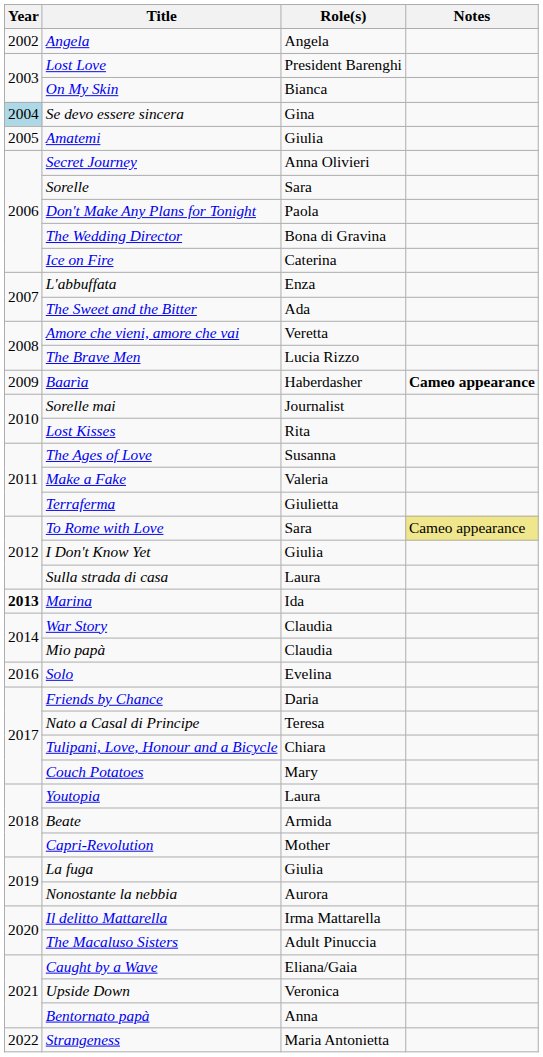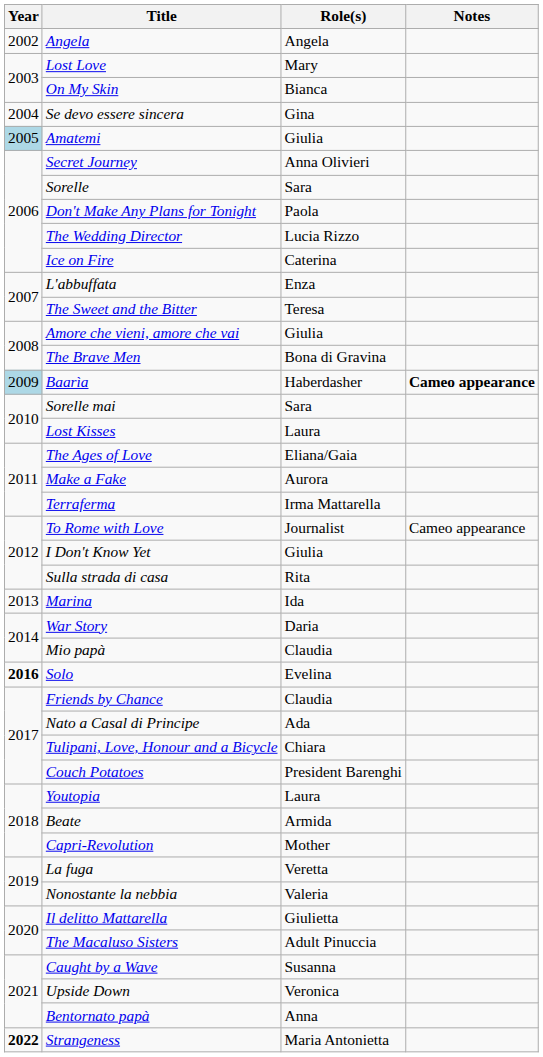(343, 65) President Barenghi -> (301, 65) Mary
(23, 114) lightblue background -> (23, 114) no background
(23, 138) no background -> (23, 138) lightblue background
(335, 235) Bona di Gravina -> (322, 235) Lucia Rizzo
(297, 308) Ada -> (304, 308) Teresa
(306, 333) Veretta -> (304, 333) Giulia
(322, 357) Lucia Rizzo -> (335, 357) Bona di Gravina
(23, 382) no background -> (23, 382) lightblue background
(314, 406) Journalist -> (298, 406) Sara
(297, 430) Rita -> (302, 430) Laura
(310, 455) Susanna -> (321, 455) Eliana/Gaia
(306, 479) Valeria -> (306, 479) Aurora
(311, 503) Giulietta -> (333, 503) Irma Mattarella
(298, 528) Sara -> (314, 528) Journalist
(467, 528) khaki background -> (467, 528) no background
(302, 576) Laura -> (297, 576) Rita
(23, 601) bold -> (23, 601) normal
(308, 625) Claudia -> (302, 625) Daria
(23, 674) normal -> (23, 674) bold
(302, 698) Daria -> (308, 698) Claudia
(304, 723) Teresa -> (297, 723) Ada
(301, 771) Mary -> (343, 771) President Barenghi
(304, 869) Giulia -> (306, 869) Veretta
(306, 893) Aurora -> (306, 893) Valeria
(333, 917) Irma Mattarella -> (311, 917) Giulietta
(321, 966) Eliana/Gaia -> (310, 966) Susanna
(23, 1039) normal -> (23, 1039) bold
